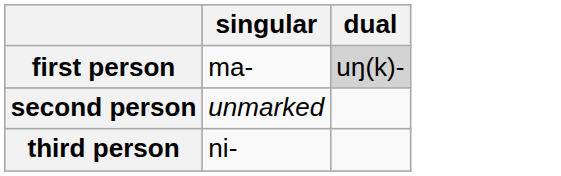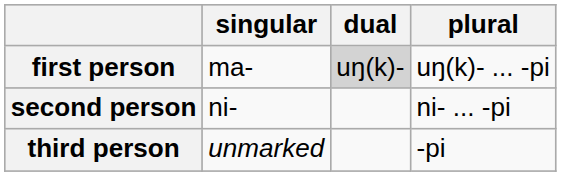+ column: (483, 25)
(266, 107) unmarked -> (223, 107) ni-
(223, 149) ni- -> (266, 149) unmarked
